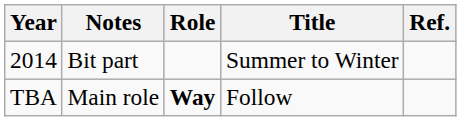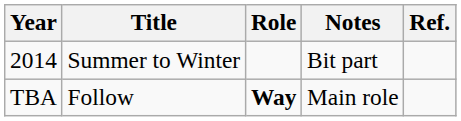columns swapped: (312, 23) <-> (113, 23)
